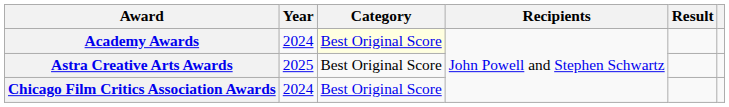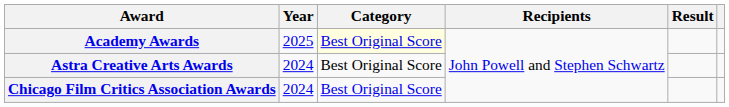(298, 41) 2024 -> (298, 41) 2025
(298, 65) 2025 -> (298, 65) 2024
